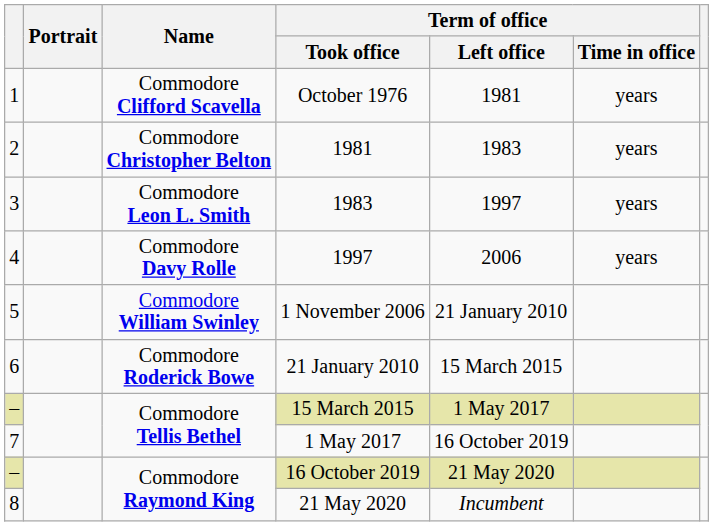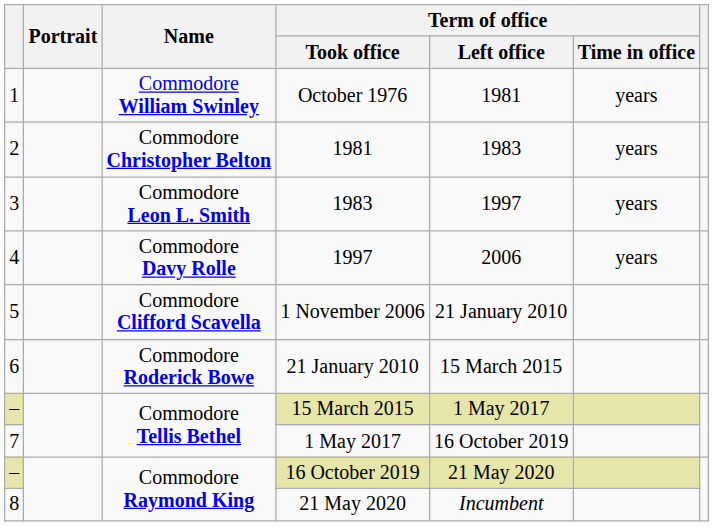(189, 95) Commodore Clifford Scavella -> (189, 95) Commodore William Swinley
(189, 311) Commodore William Swinley -> (189, 311) Commodore Clifford Scavella
